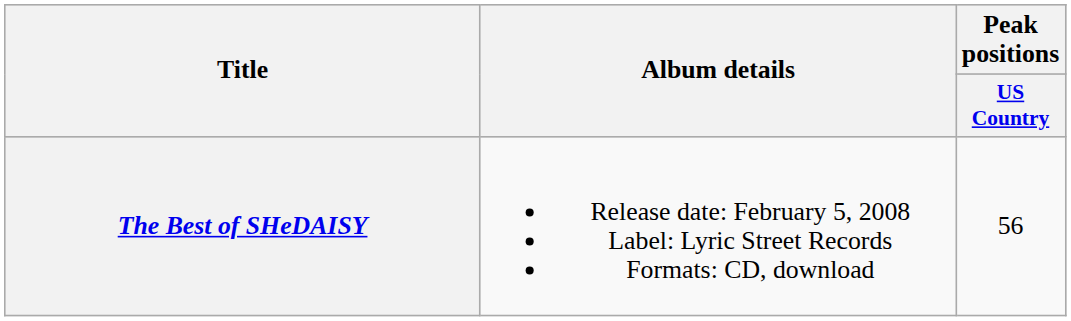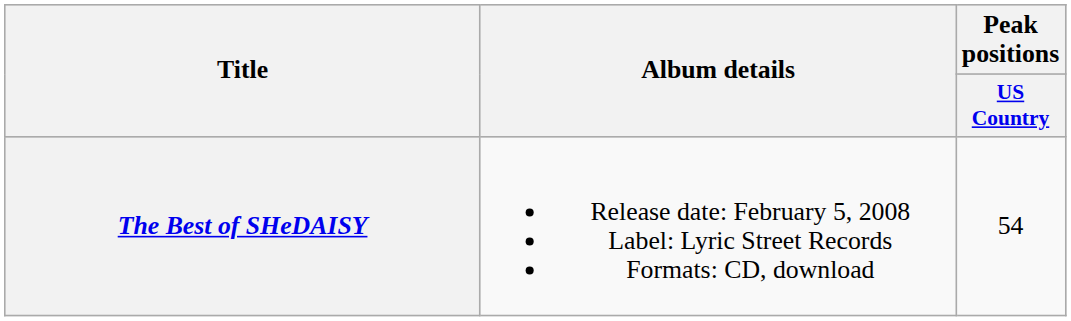(1011, 225) 56 -> (1011, 225) 54
